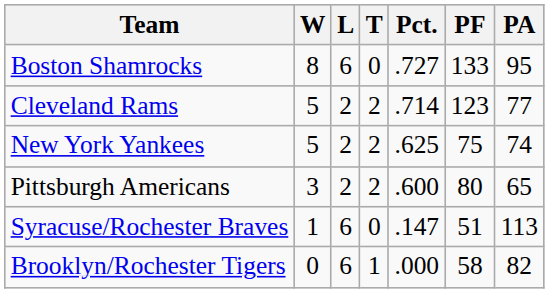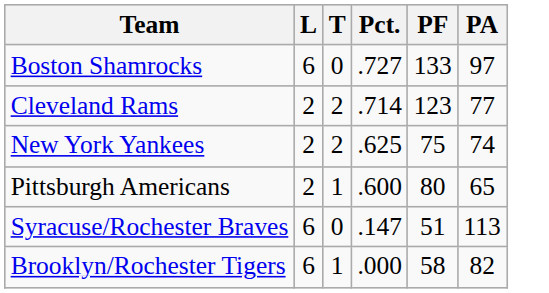- column: (313, 24)
(519, 65) 95 -> (482, 65) 97
(374, 186) 2 -> (337, 186) 1
